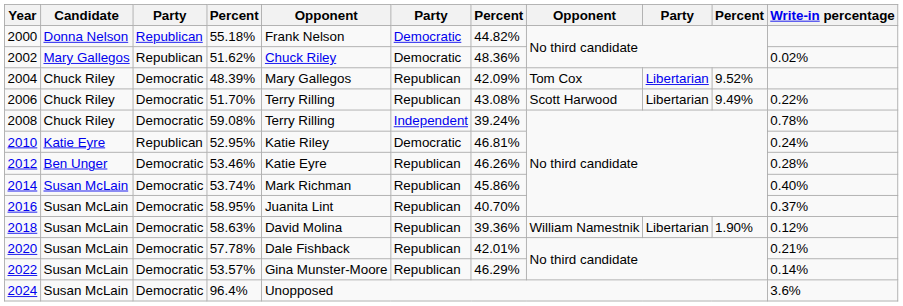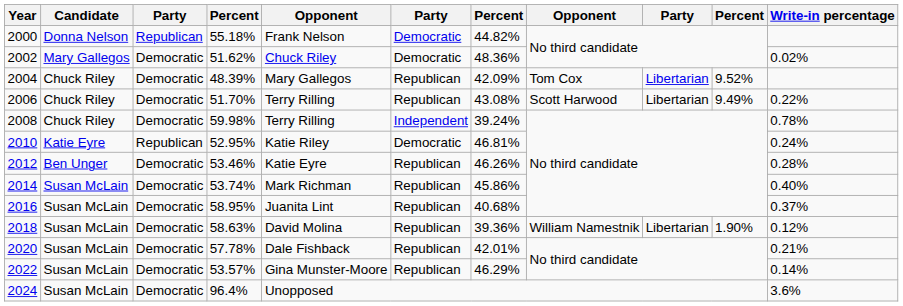(169, 57) Republican -> (170, 57) Democratic
(232, 121) 59.08% -> (232, 121) 59.98%
(497, 206) 40.70% -> (497, 206) 40.68%
